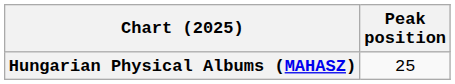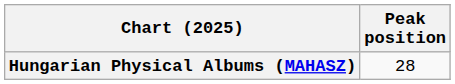(405, 66) 25 -> (405, 66) 28
